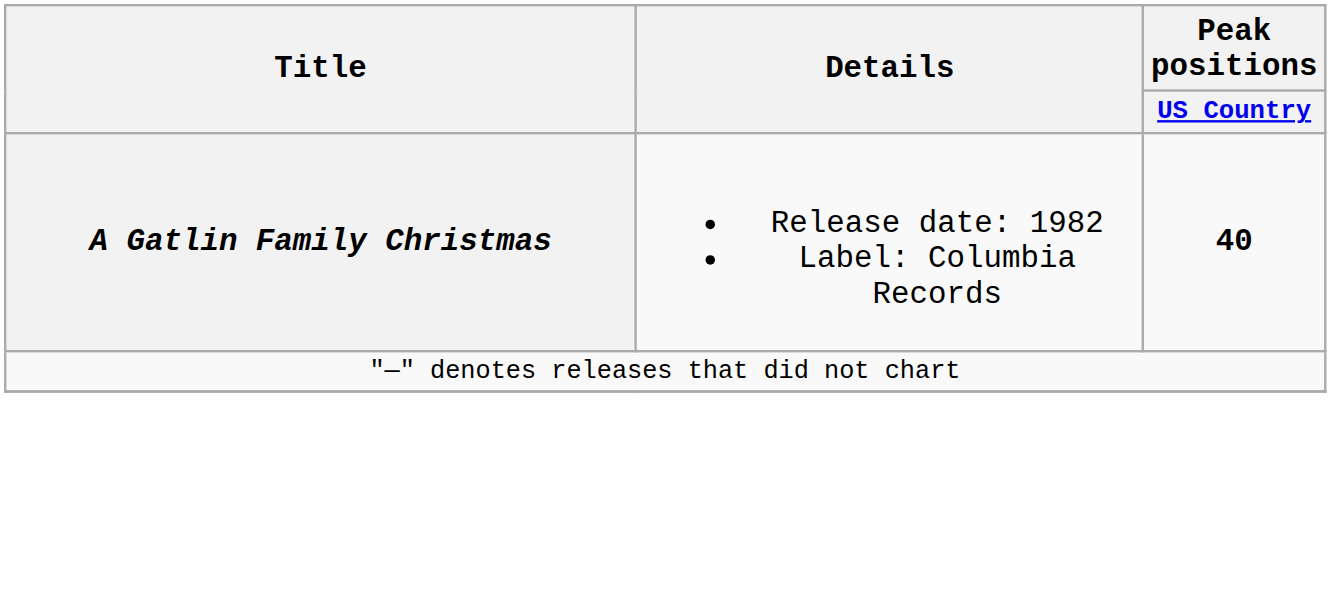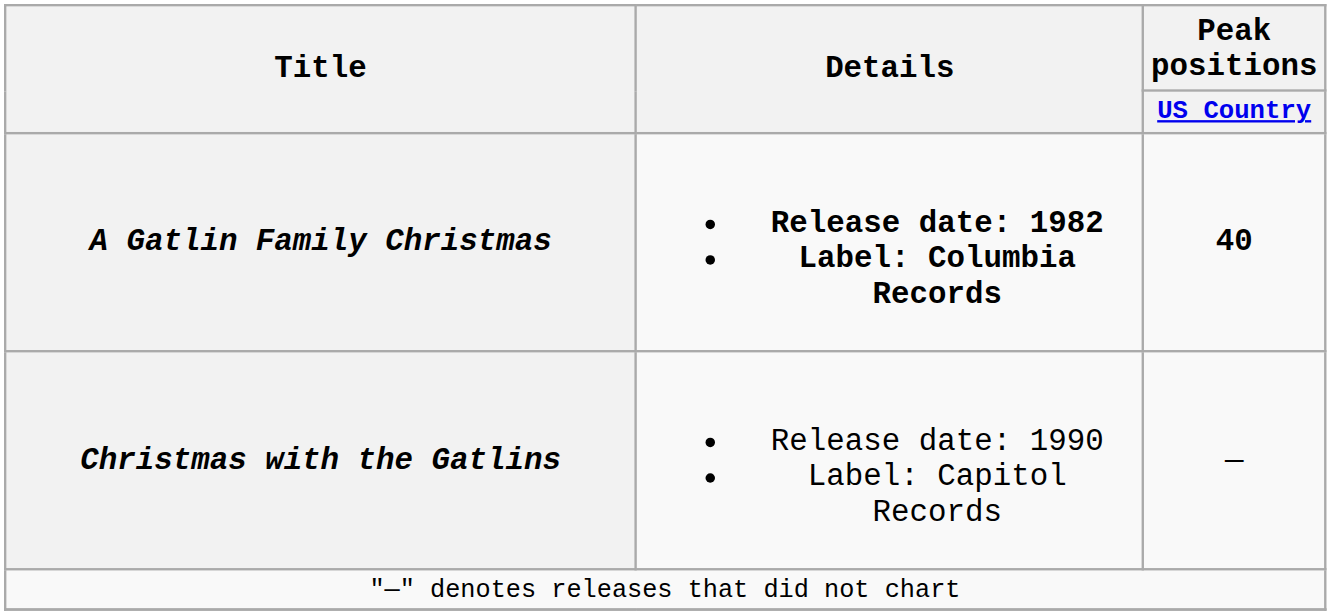(890, 259) normal -> (890, 259) bold
+ row: (321, 460)
